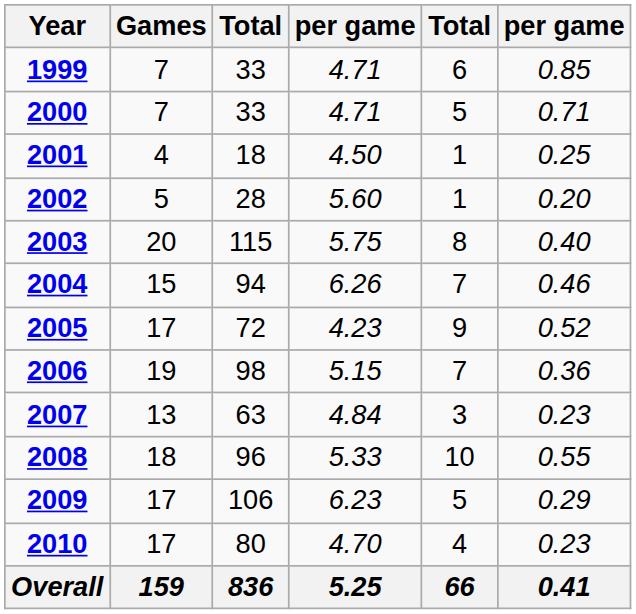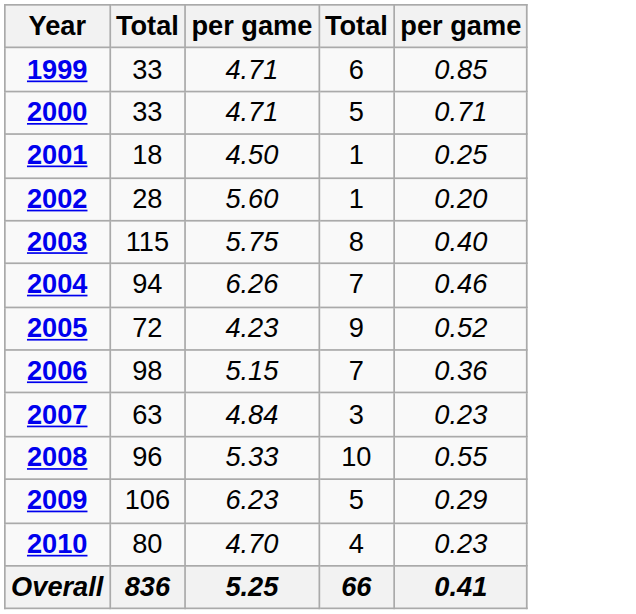- column: (161, 26)
